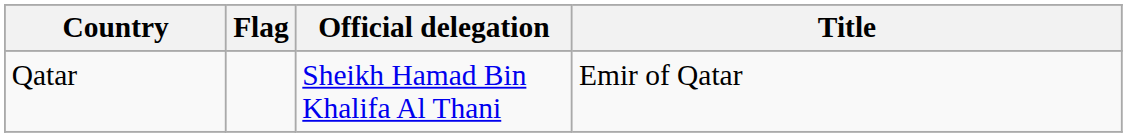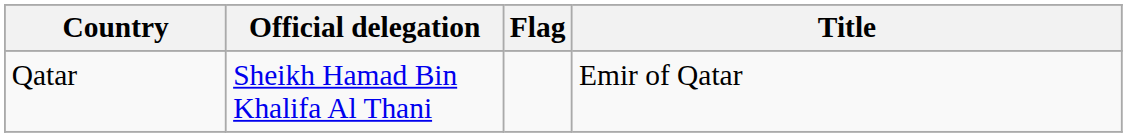columns swapped: (261, 27) <-> (434, 27)
